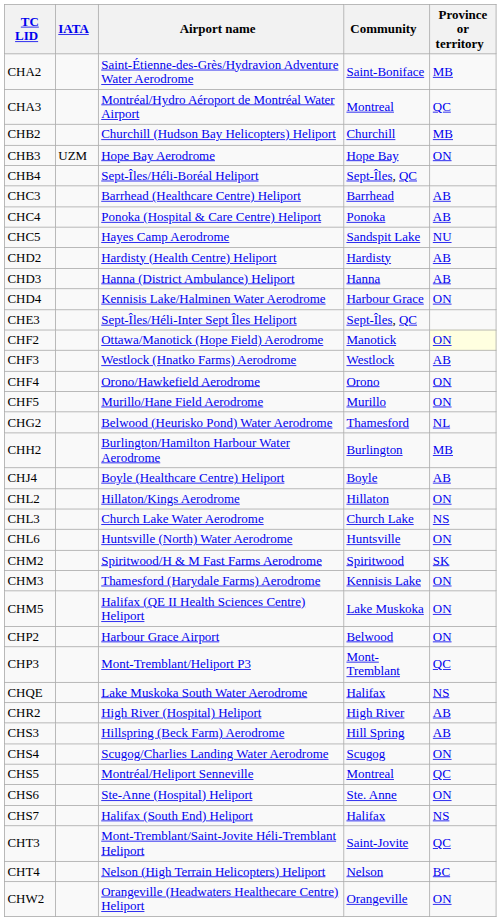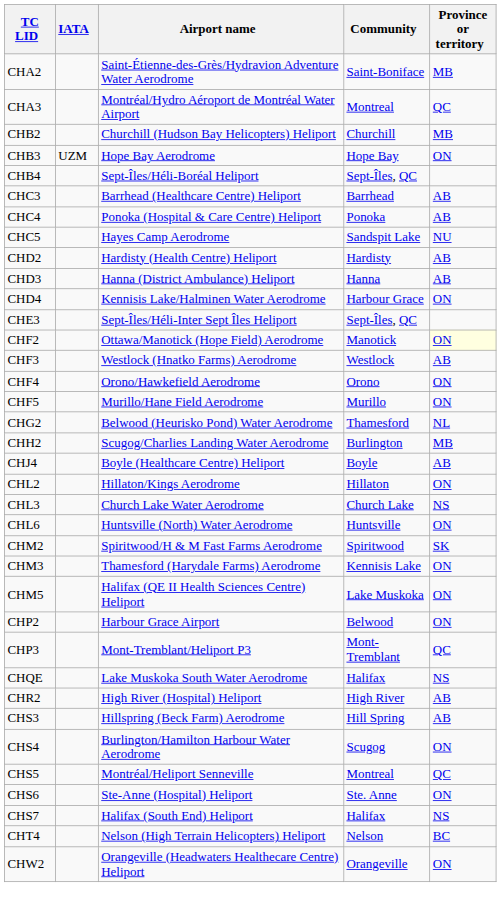(196, 450) Burlington/Hamilton Harbour Water Aerodrome -> (215, 443) Scugog/Charlies Landing Water Aerodrome
(215, 754) Scugog/Charlies Landing Water Aerodrome -> (196, 746) Burlington/Hamilton Harbour Water Aerodrome
- row: (24, 843)
